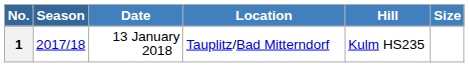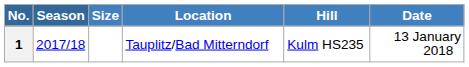columns swapped: (136, 15) <-> (447, 15)
